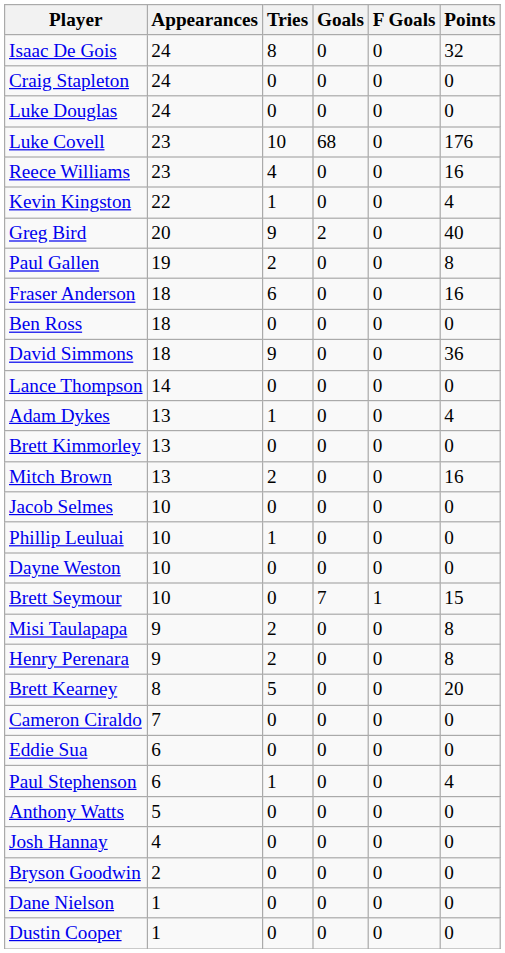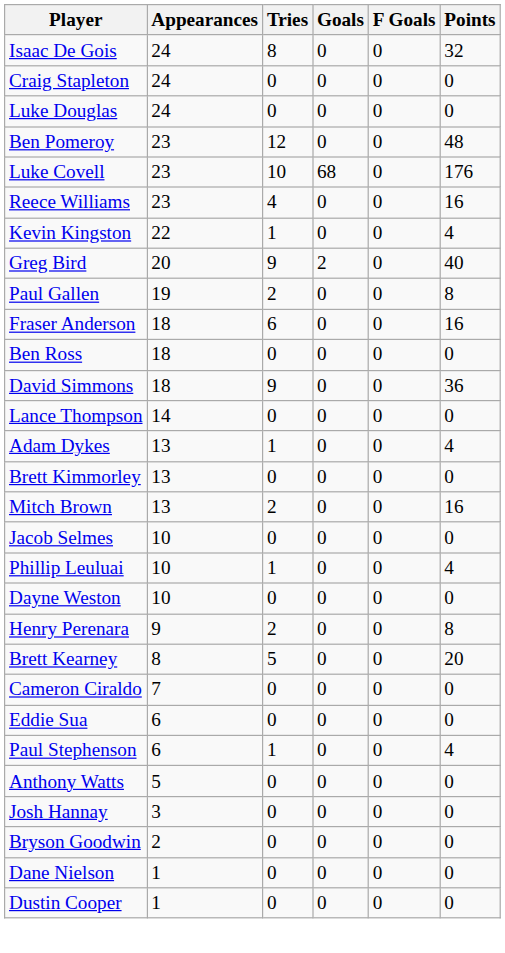+ row: (62, 141)
(449, 537) 0 -> (449, 567) 4
- row: (65, 598)
- row: (68, 628)
(156, 841) 4 -> (156, 811) 3
